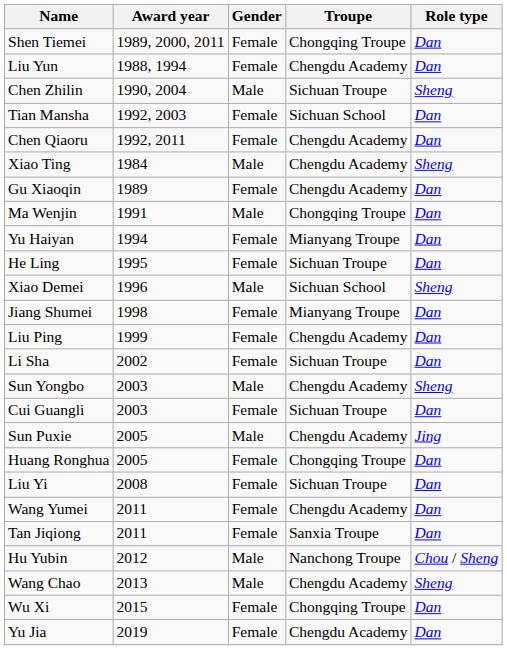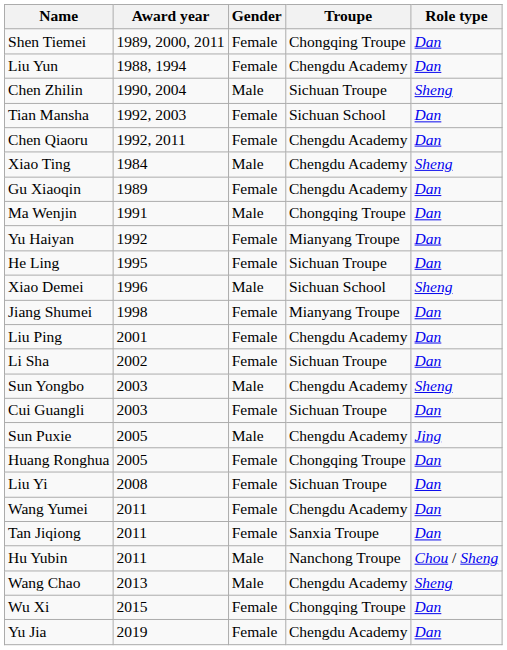(132, 238) 1994 -> (132, 238) 1992
(132, 336) 1999 -> (132, 336) 2001
(132, 558) 2012 -> (132, 558) 2011
